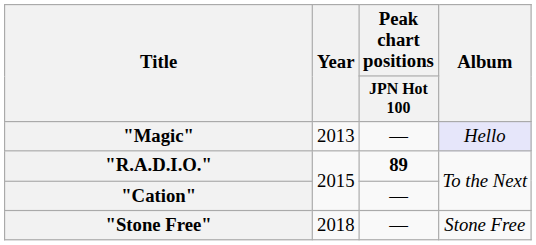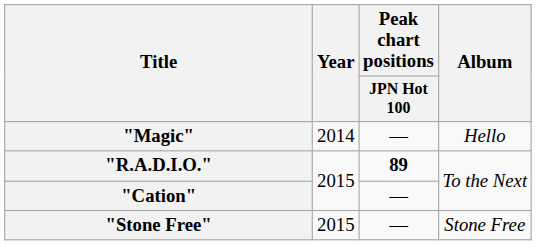(336, 136) 2013 -> (336, 136) 2014
(485, 136) lavender background -> (485, 136) no background
(336, 225) 2018 -> (336, 225) 2015
